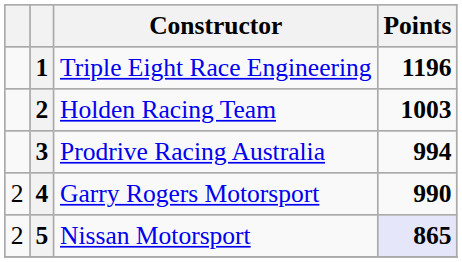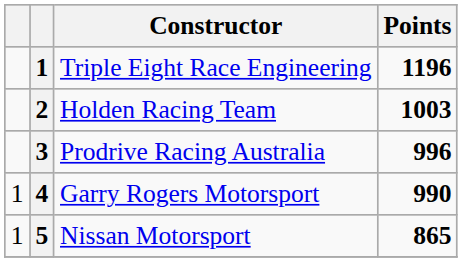(432, 152) 994 -> (432, 152) 996
(17, 194) 2 -> (17, 194) 1
(17, 236) 2 -> (17, 236) 1
(432, 236) lavender background -> (432, 236) no background
